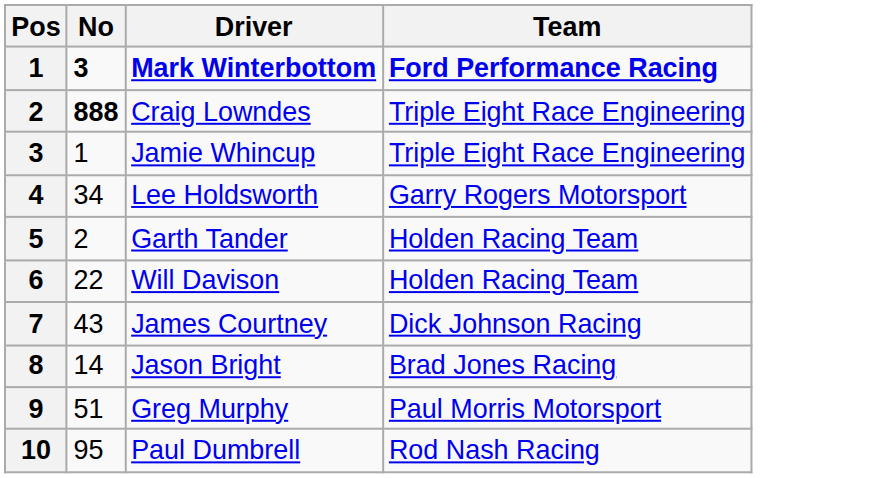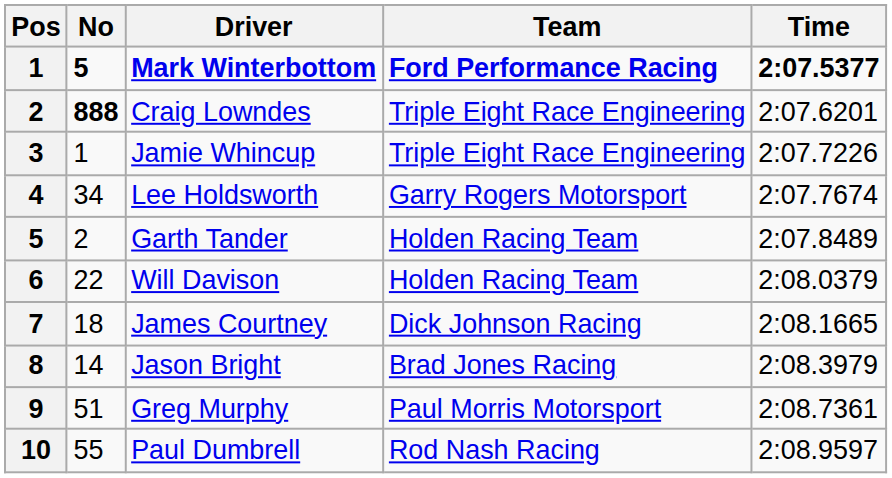+ column: (819, 26)
(81, 68) 3 -> (81, 68) 5
(88, 323) 43 -> (88, 323) 18
(88, 450) 95 -> (88, 450) 55
